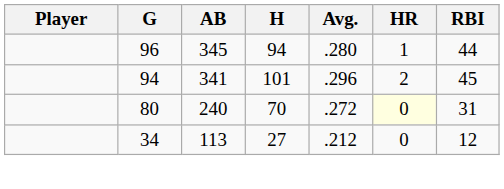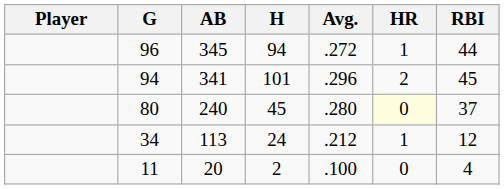(340, 49) .280 -> (340, 49) .272
(277, 109) 70 -> (277, 109) 45
(340, 109) .272 -> (340, 109) .280
(468, 109) 31 -> (468, 109) 37
(277, 139) 27 -> (277, 139) 24
(404, 139) 0 -> (404, 139) 1
+ row: (150, 169)
